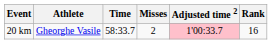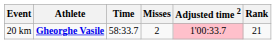(68, 31) normal -> (70, 31) bold
(253, 31) 16 -> (257, 31) 21
